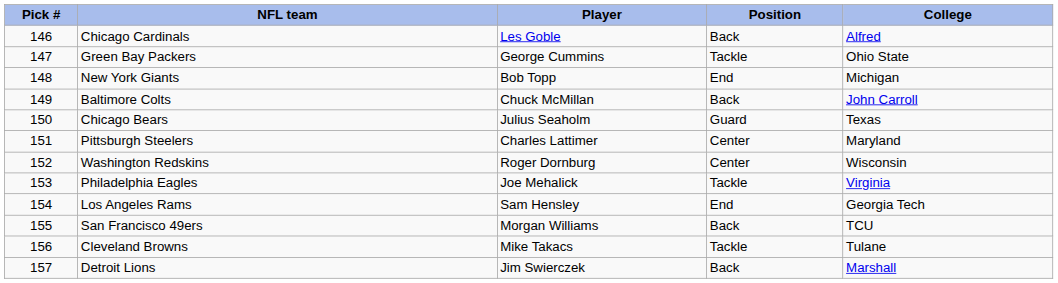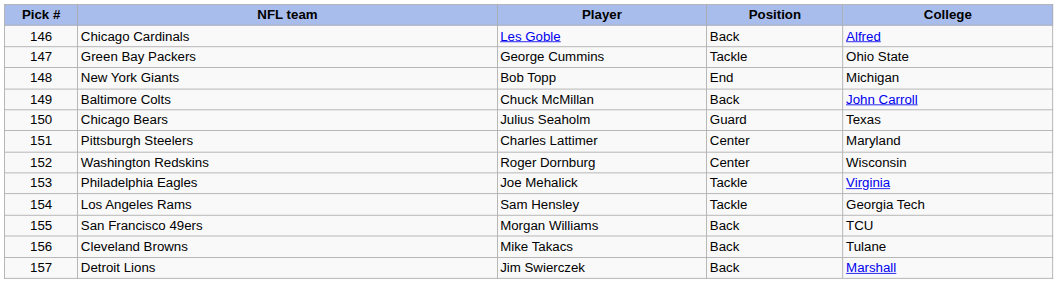(722, 204) End -> (729, 204) Tackle
(729, 246) Tackle -> (725, 246) Back
